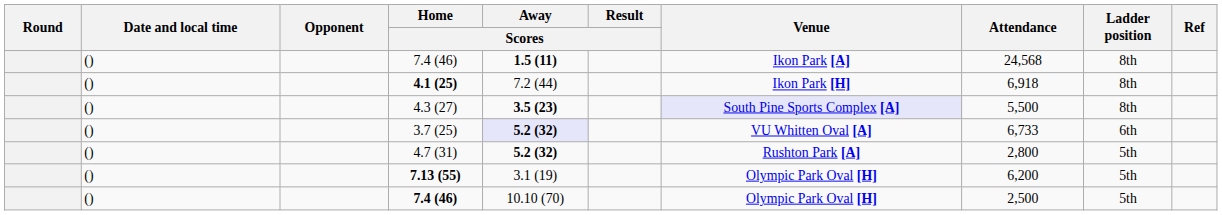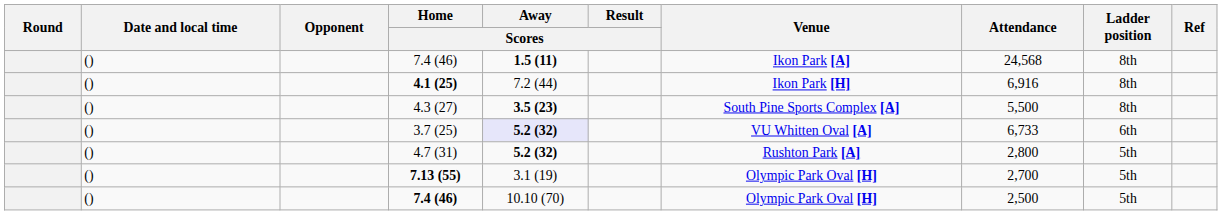(1023, 84) 6,918 -> (1023, 84) 6,916
(811, 107) lavender background -> (811, 107) no background
(1023, 175) 6,200 -> (1023, 175) 2,700
